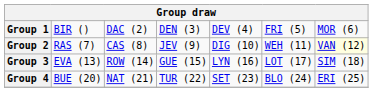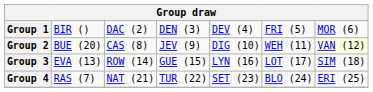(75, 46) RAS (7) -> (78, 46) BUE (20)
(78, 79) BUE (20) -> (75, 79) RAS (7)
